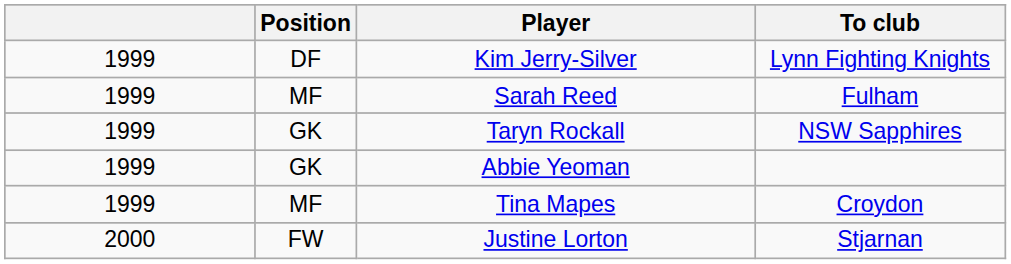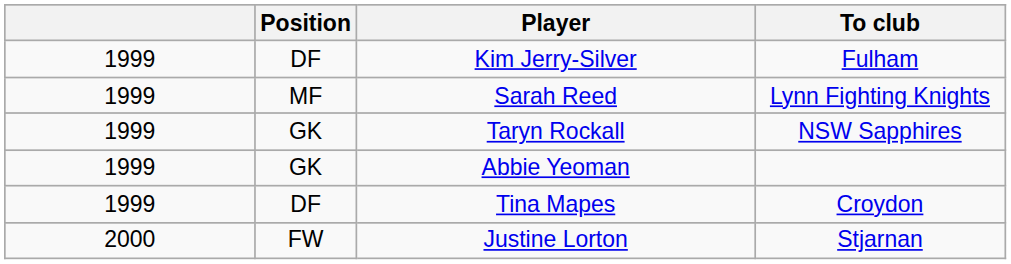(880, 59) Lynn Fighting Knights -> (880, 59) Fulham
(880, 95) Fulham -> (880, 95) Lynn Fighting Knights
(306, 204) MF -> (306, 204) DF
